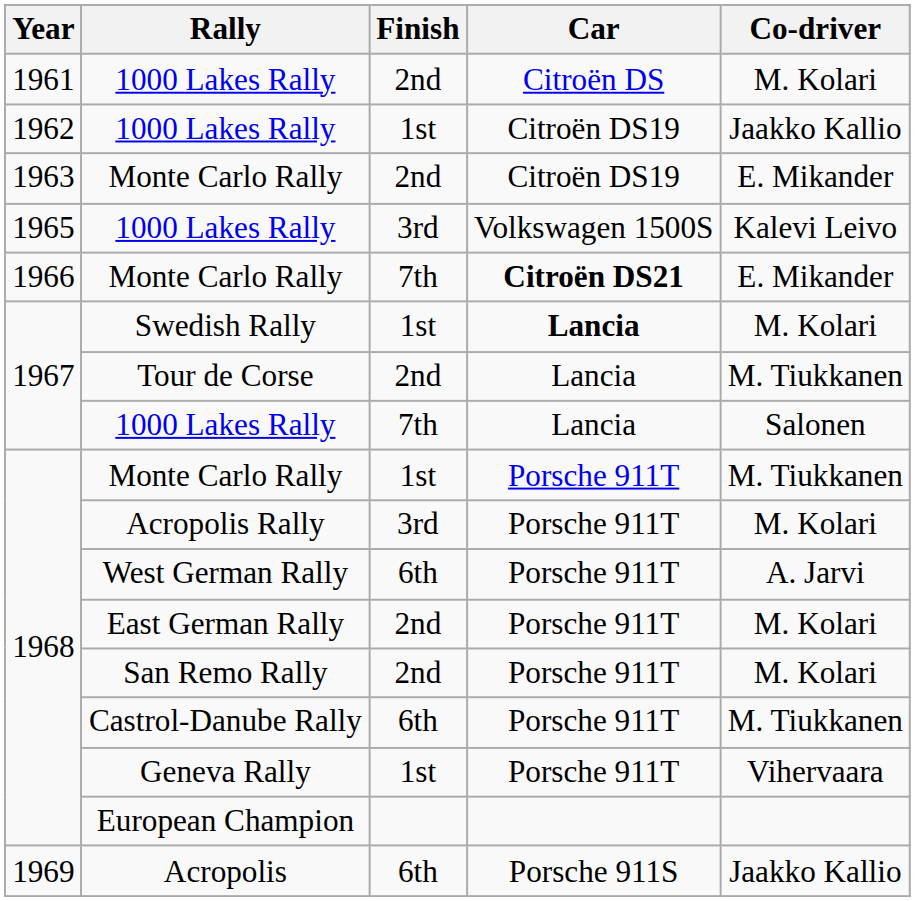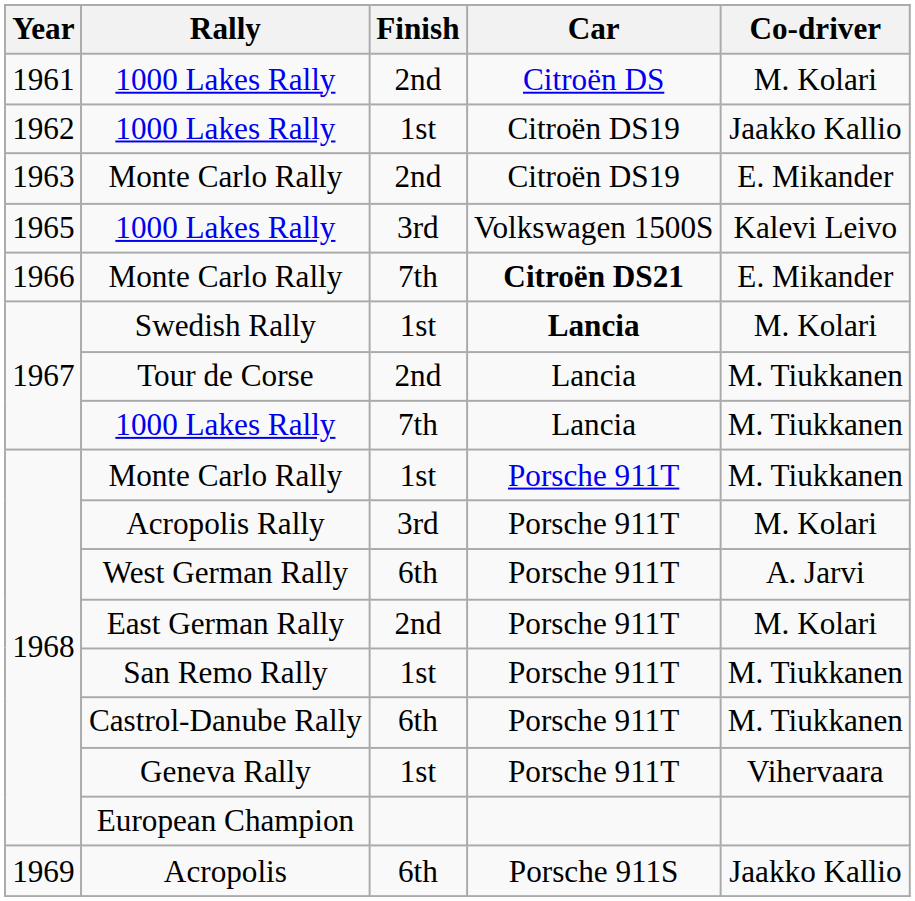(815, 425) Salonen -> (815, 425) M. Tiukkanen
(418, 672) 2nd -> (418, 672) 1st
(815, 672) M. Kolari -> (815, 672) M. Tiukkanen
